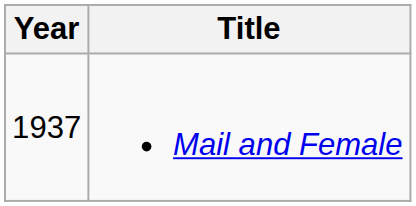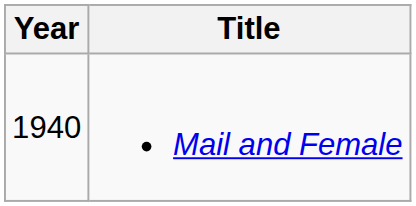(47, 126) 1937 -> (47, 126) 1940
